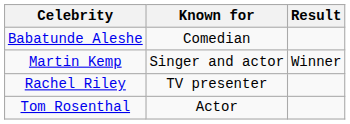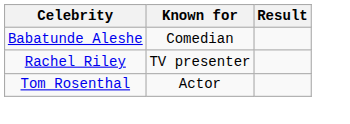- row: (75, 62)
